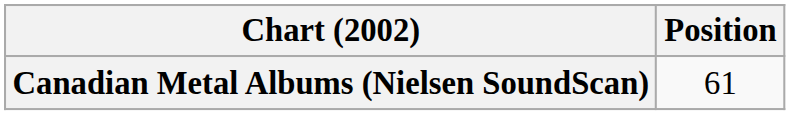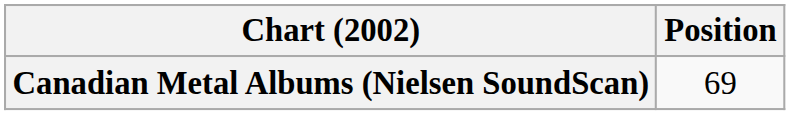(720, 82) 61 -> (720, 82) 69
